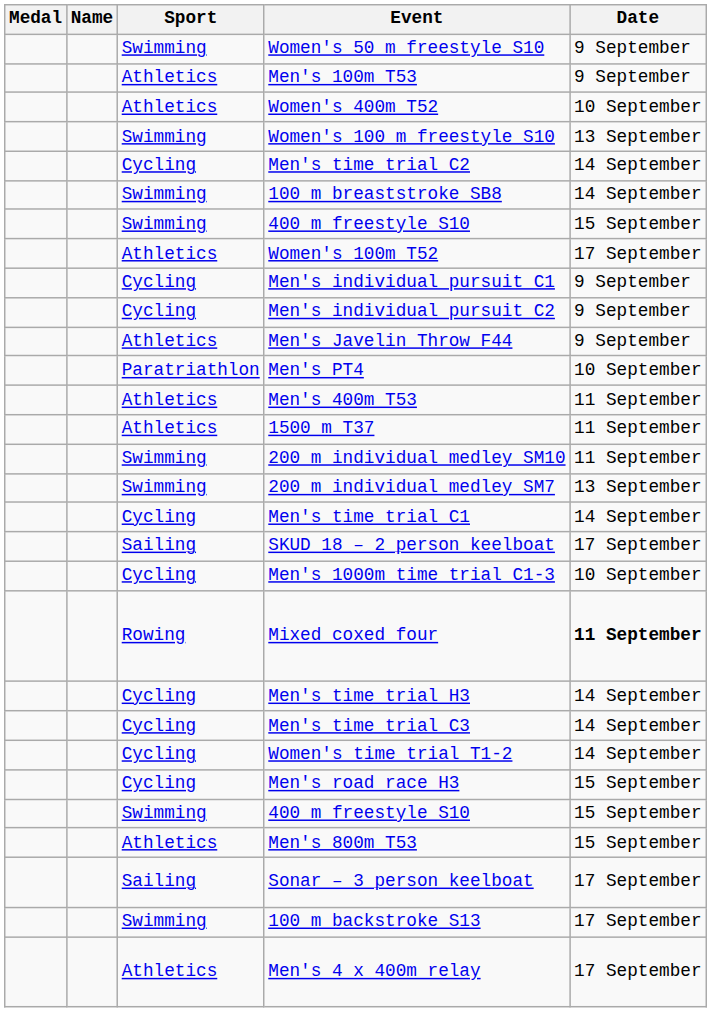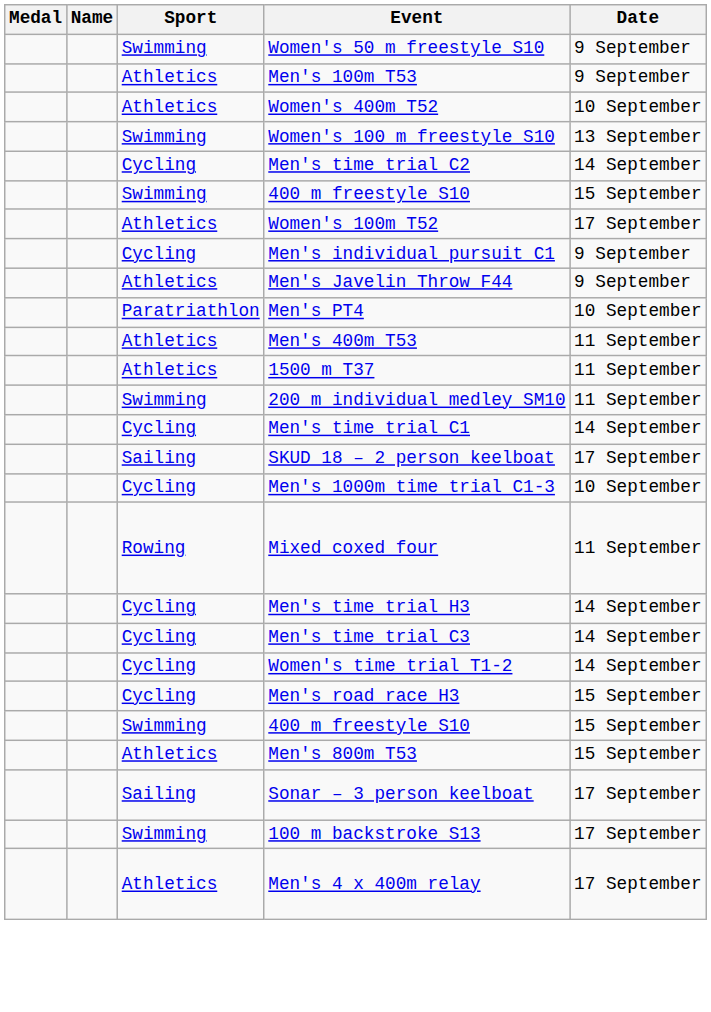- row: (164, 195)
- row: (159, 312)
- row: (164, 488)
(638, 636) bold -> (638, 548) normal
